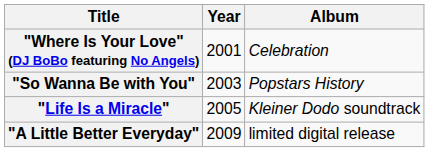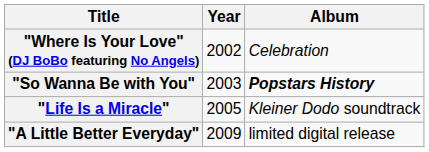(224, 50) 2001 -> (224, 50) 2002
(306, 84) normal -> (311, 84) bold
